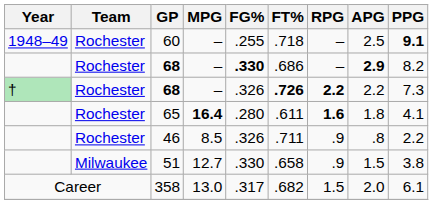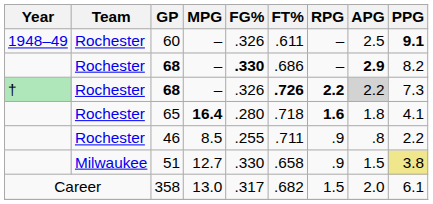(249, 41) .255 -> (249, 41) .326
(289, 41) .718 -> (289, 41) .611
(374, 90) no background -> (374, 90) lightgrey background
(289, 114) .611 -> (289, 114) .718
(249, 138) .326 -> (249, 138) .255
(413, 163) no background -> (413, 163) khaki background
